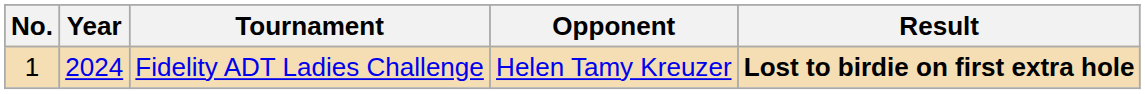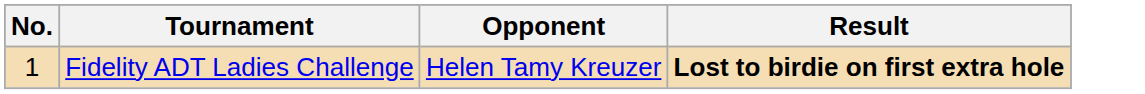- column: (94, 26)
